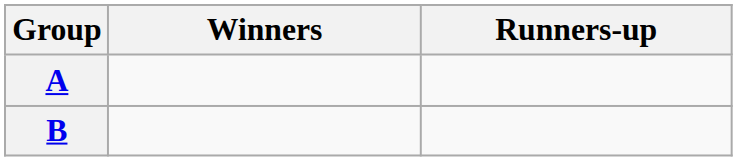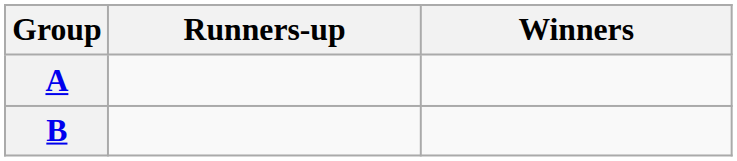columns swapped: (265, 29) <-> (576, 29)
